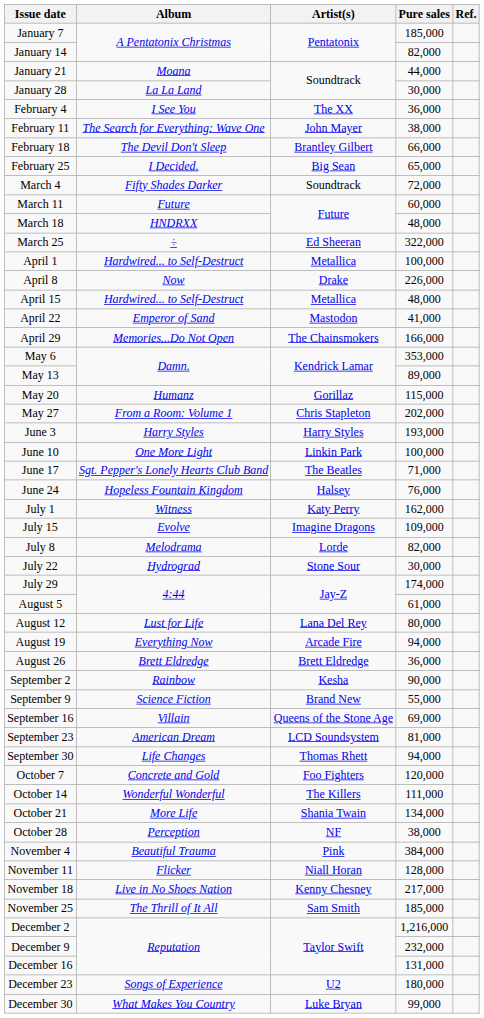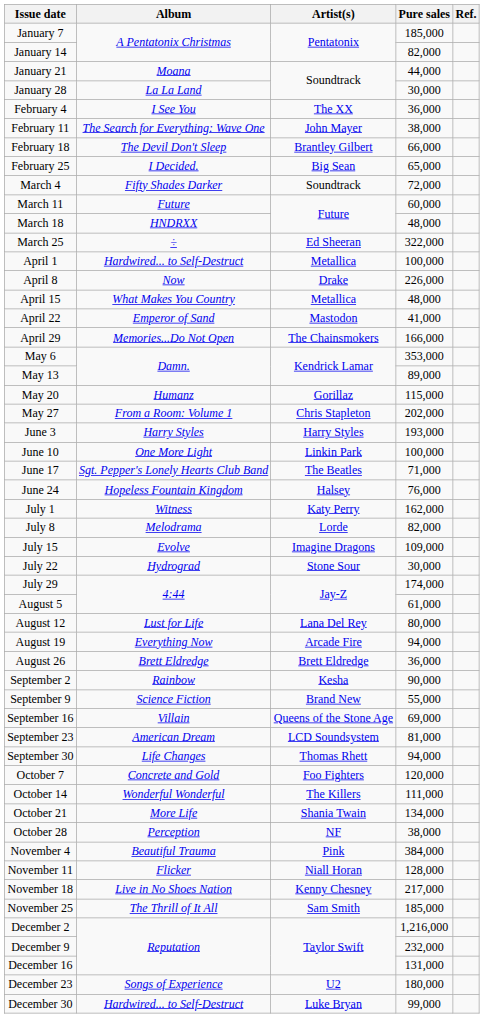(174, 299) Hardwired... to Self-Destruct -> (174, 299) What Makes You Country
rows swapped: (40, 546) <-> (40, 527)
(174, 1003) What Makes You Country -> (174, 1003) Hardwired... to Self-Destruct
